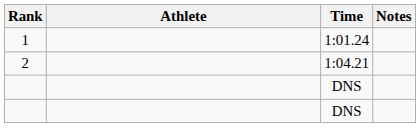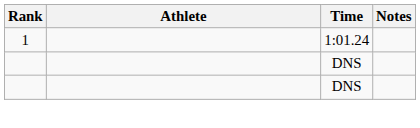- row: (25, 63)
